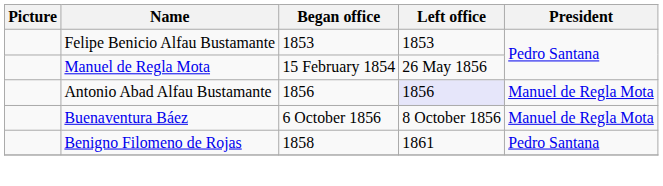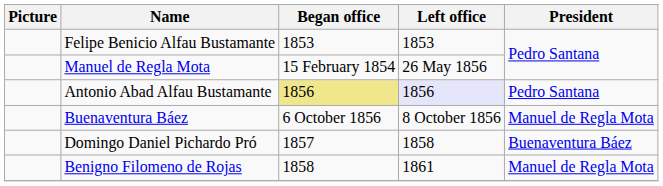(298, 92) no background -> (298, 92) khaki background
(581, 92) Manuel de Regla Mota -> (554, 92) Pedro Santana
+ row: (161, 142)
(554, 142) Pedro Santana -> (581, 167) Manuel de Regla Mota
